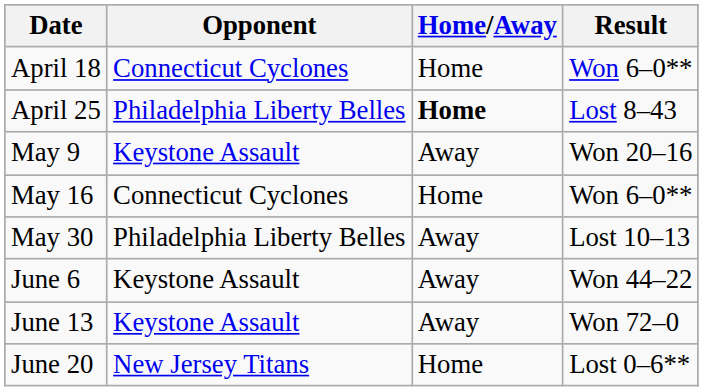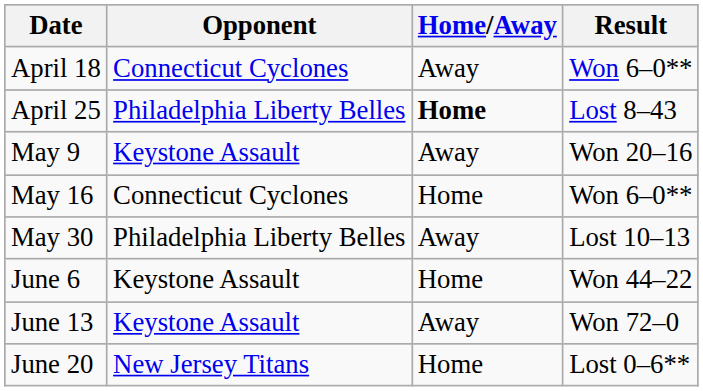(450, 68) Home -> (449, 68) Away
(449, 279) Away -> (450, 279) Home
